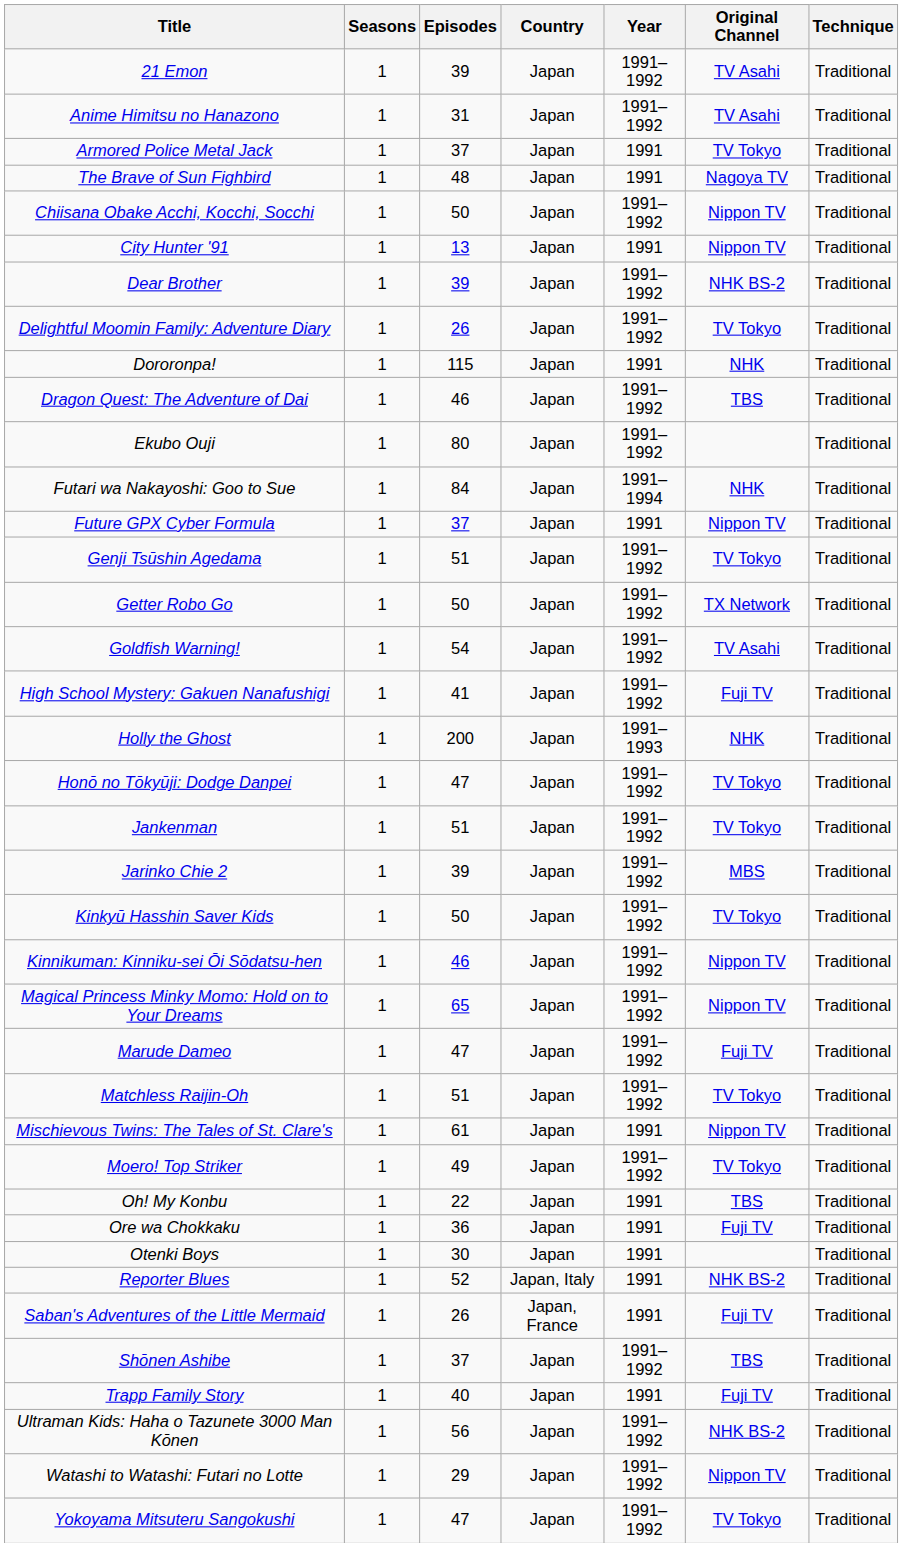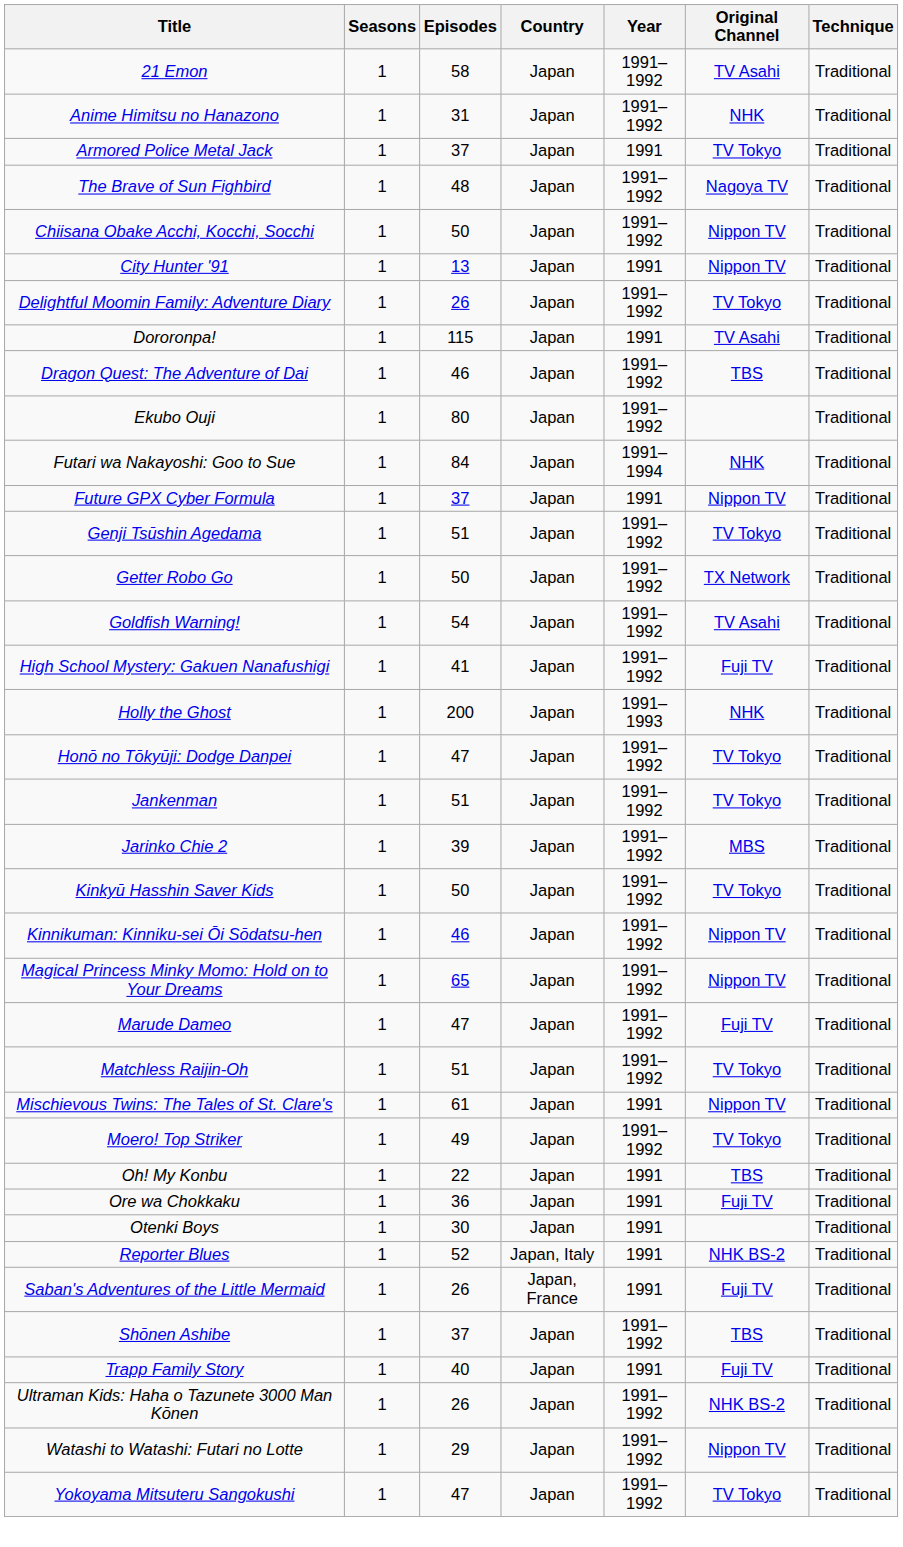(460, 71) 39 -> (460, 71) 58
(747, 116) TV Asahi -> (747, 116) NHK
(644, 177) 1991 -> (644, 187) 1991–1992
- row: (174, 283)
(747, 364) NHK -> (747, 337) TV Asahi
(460, 1431) 56 -> (460, 1405) 26
